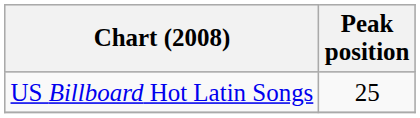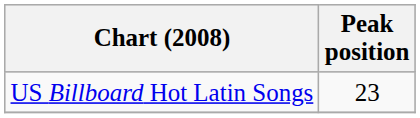(367, 91) 25 -> (367, 91) 23
